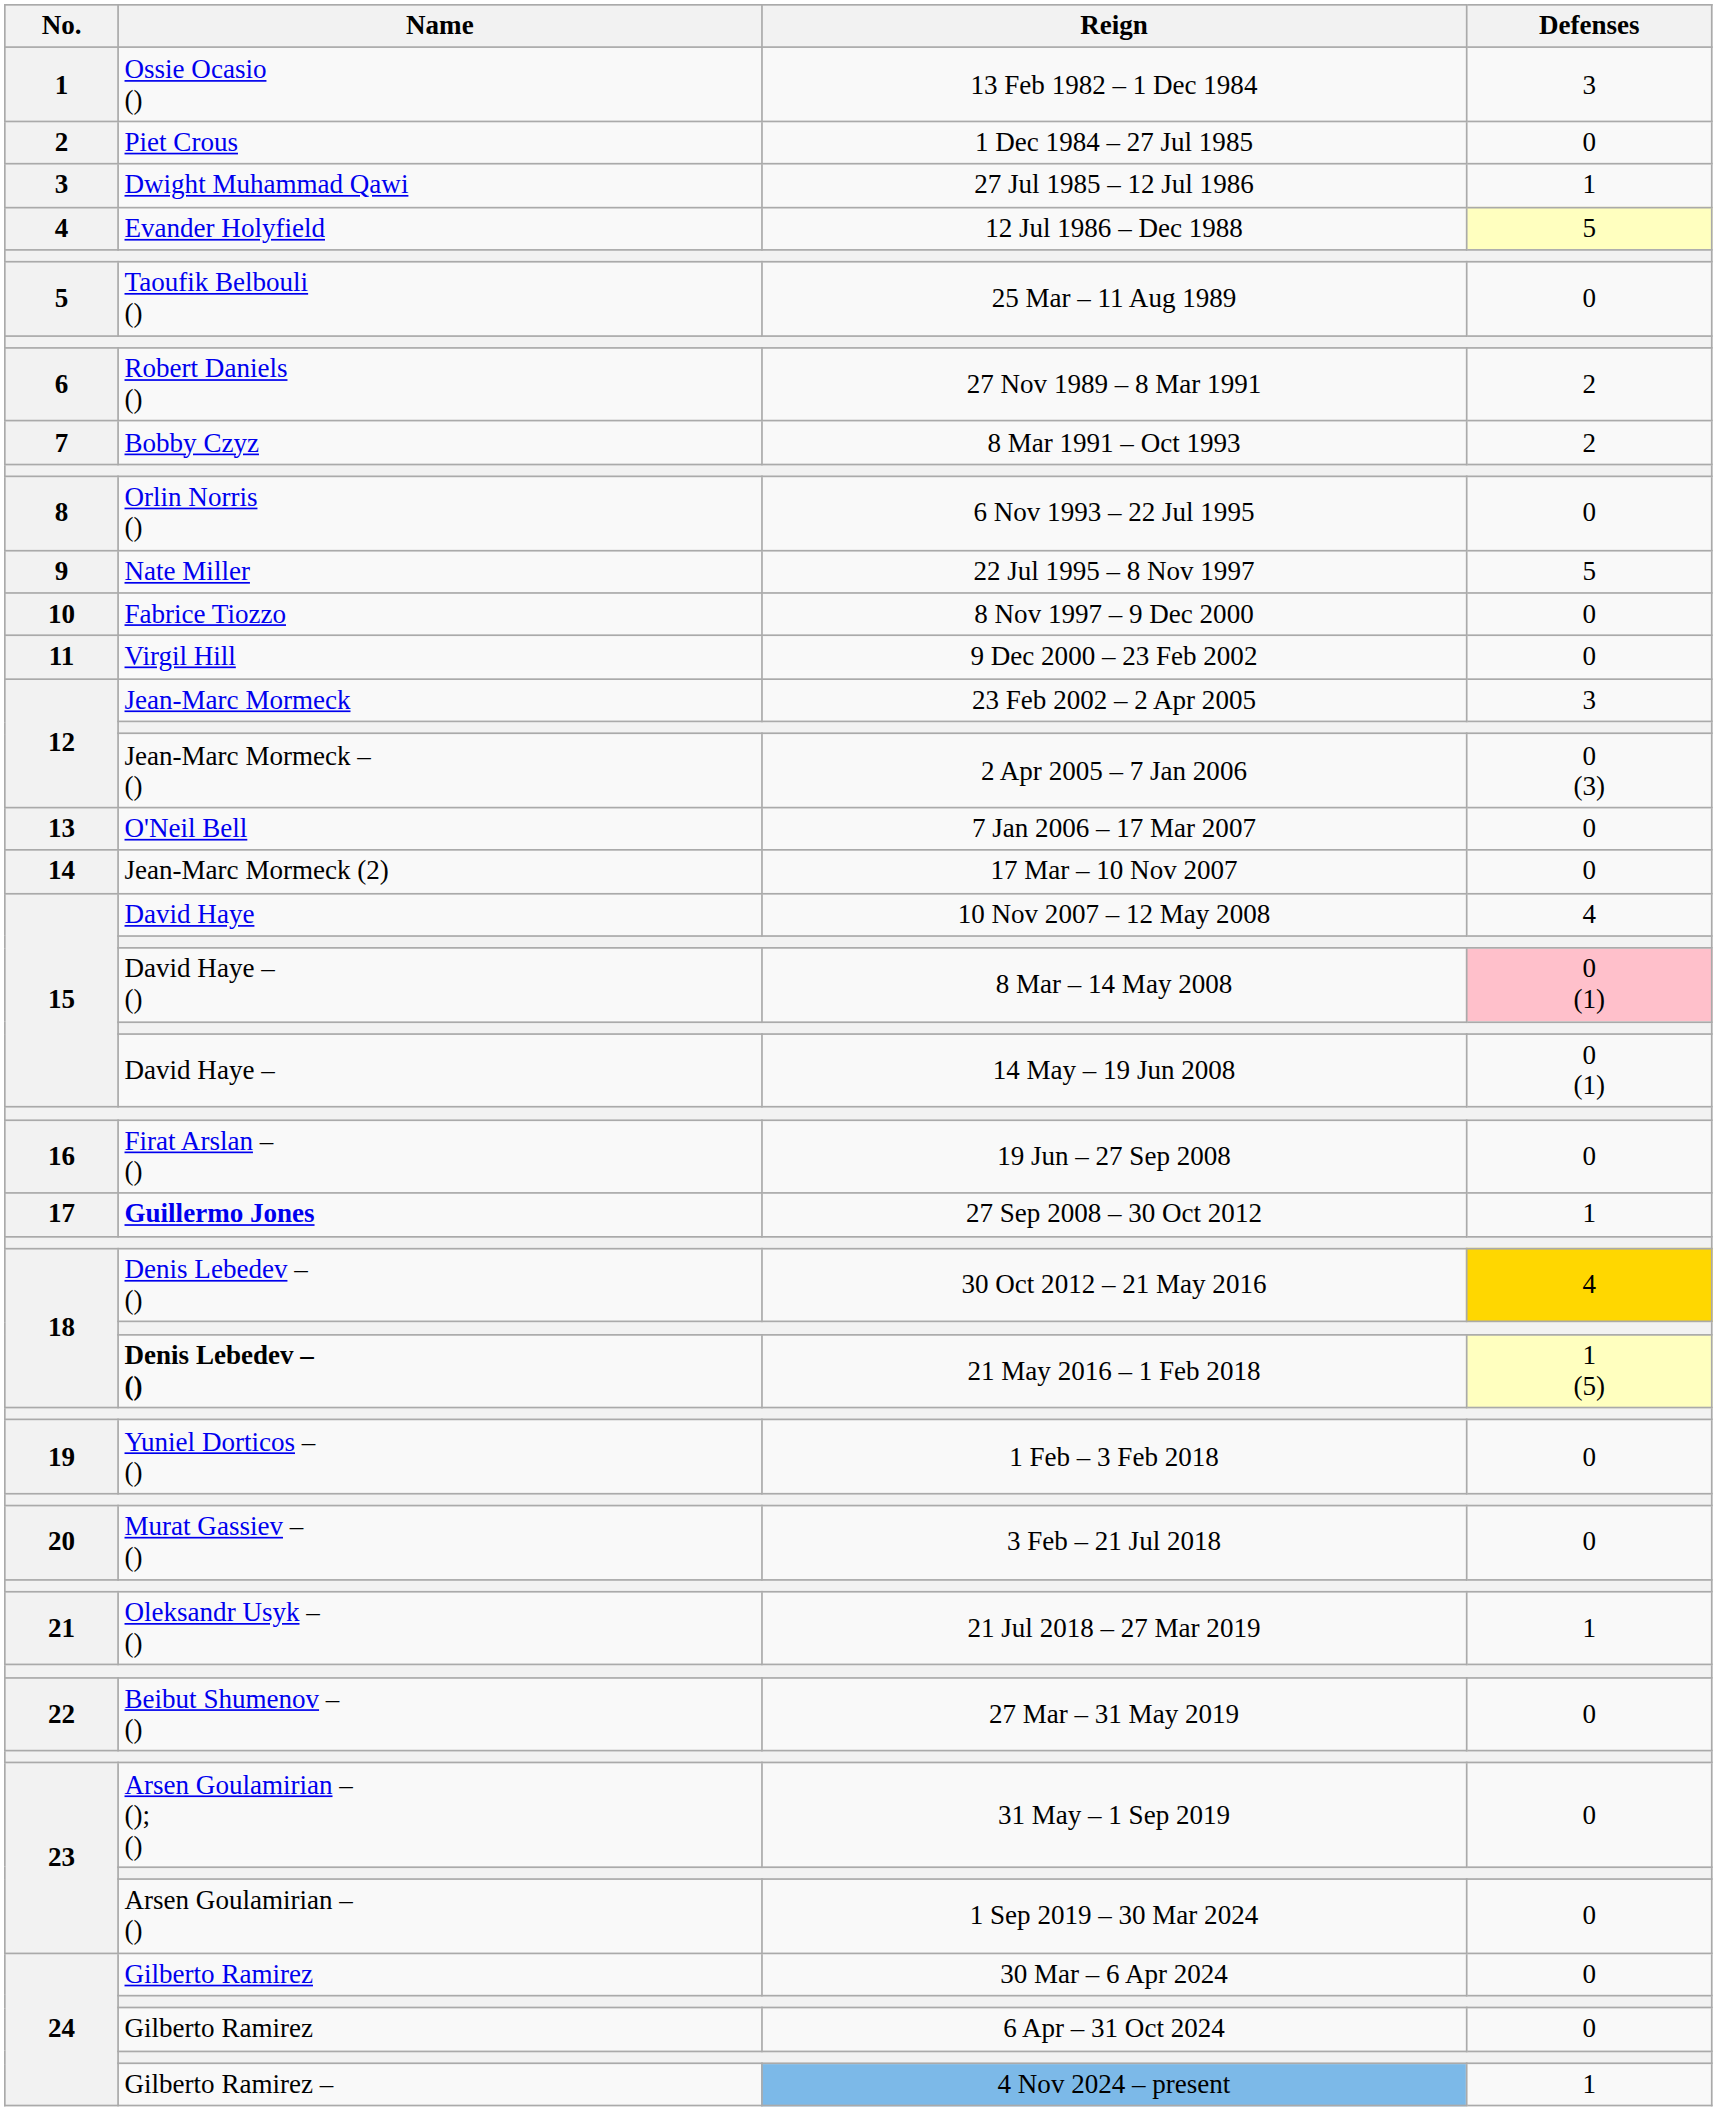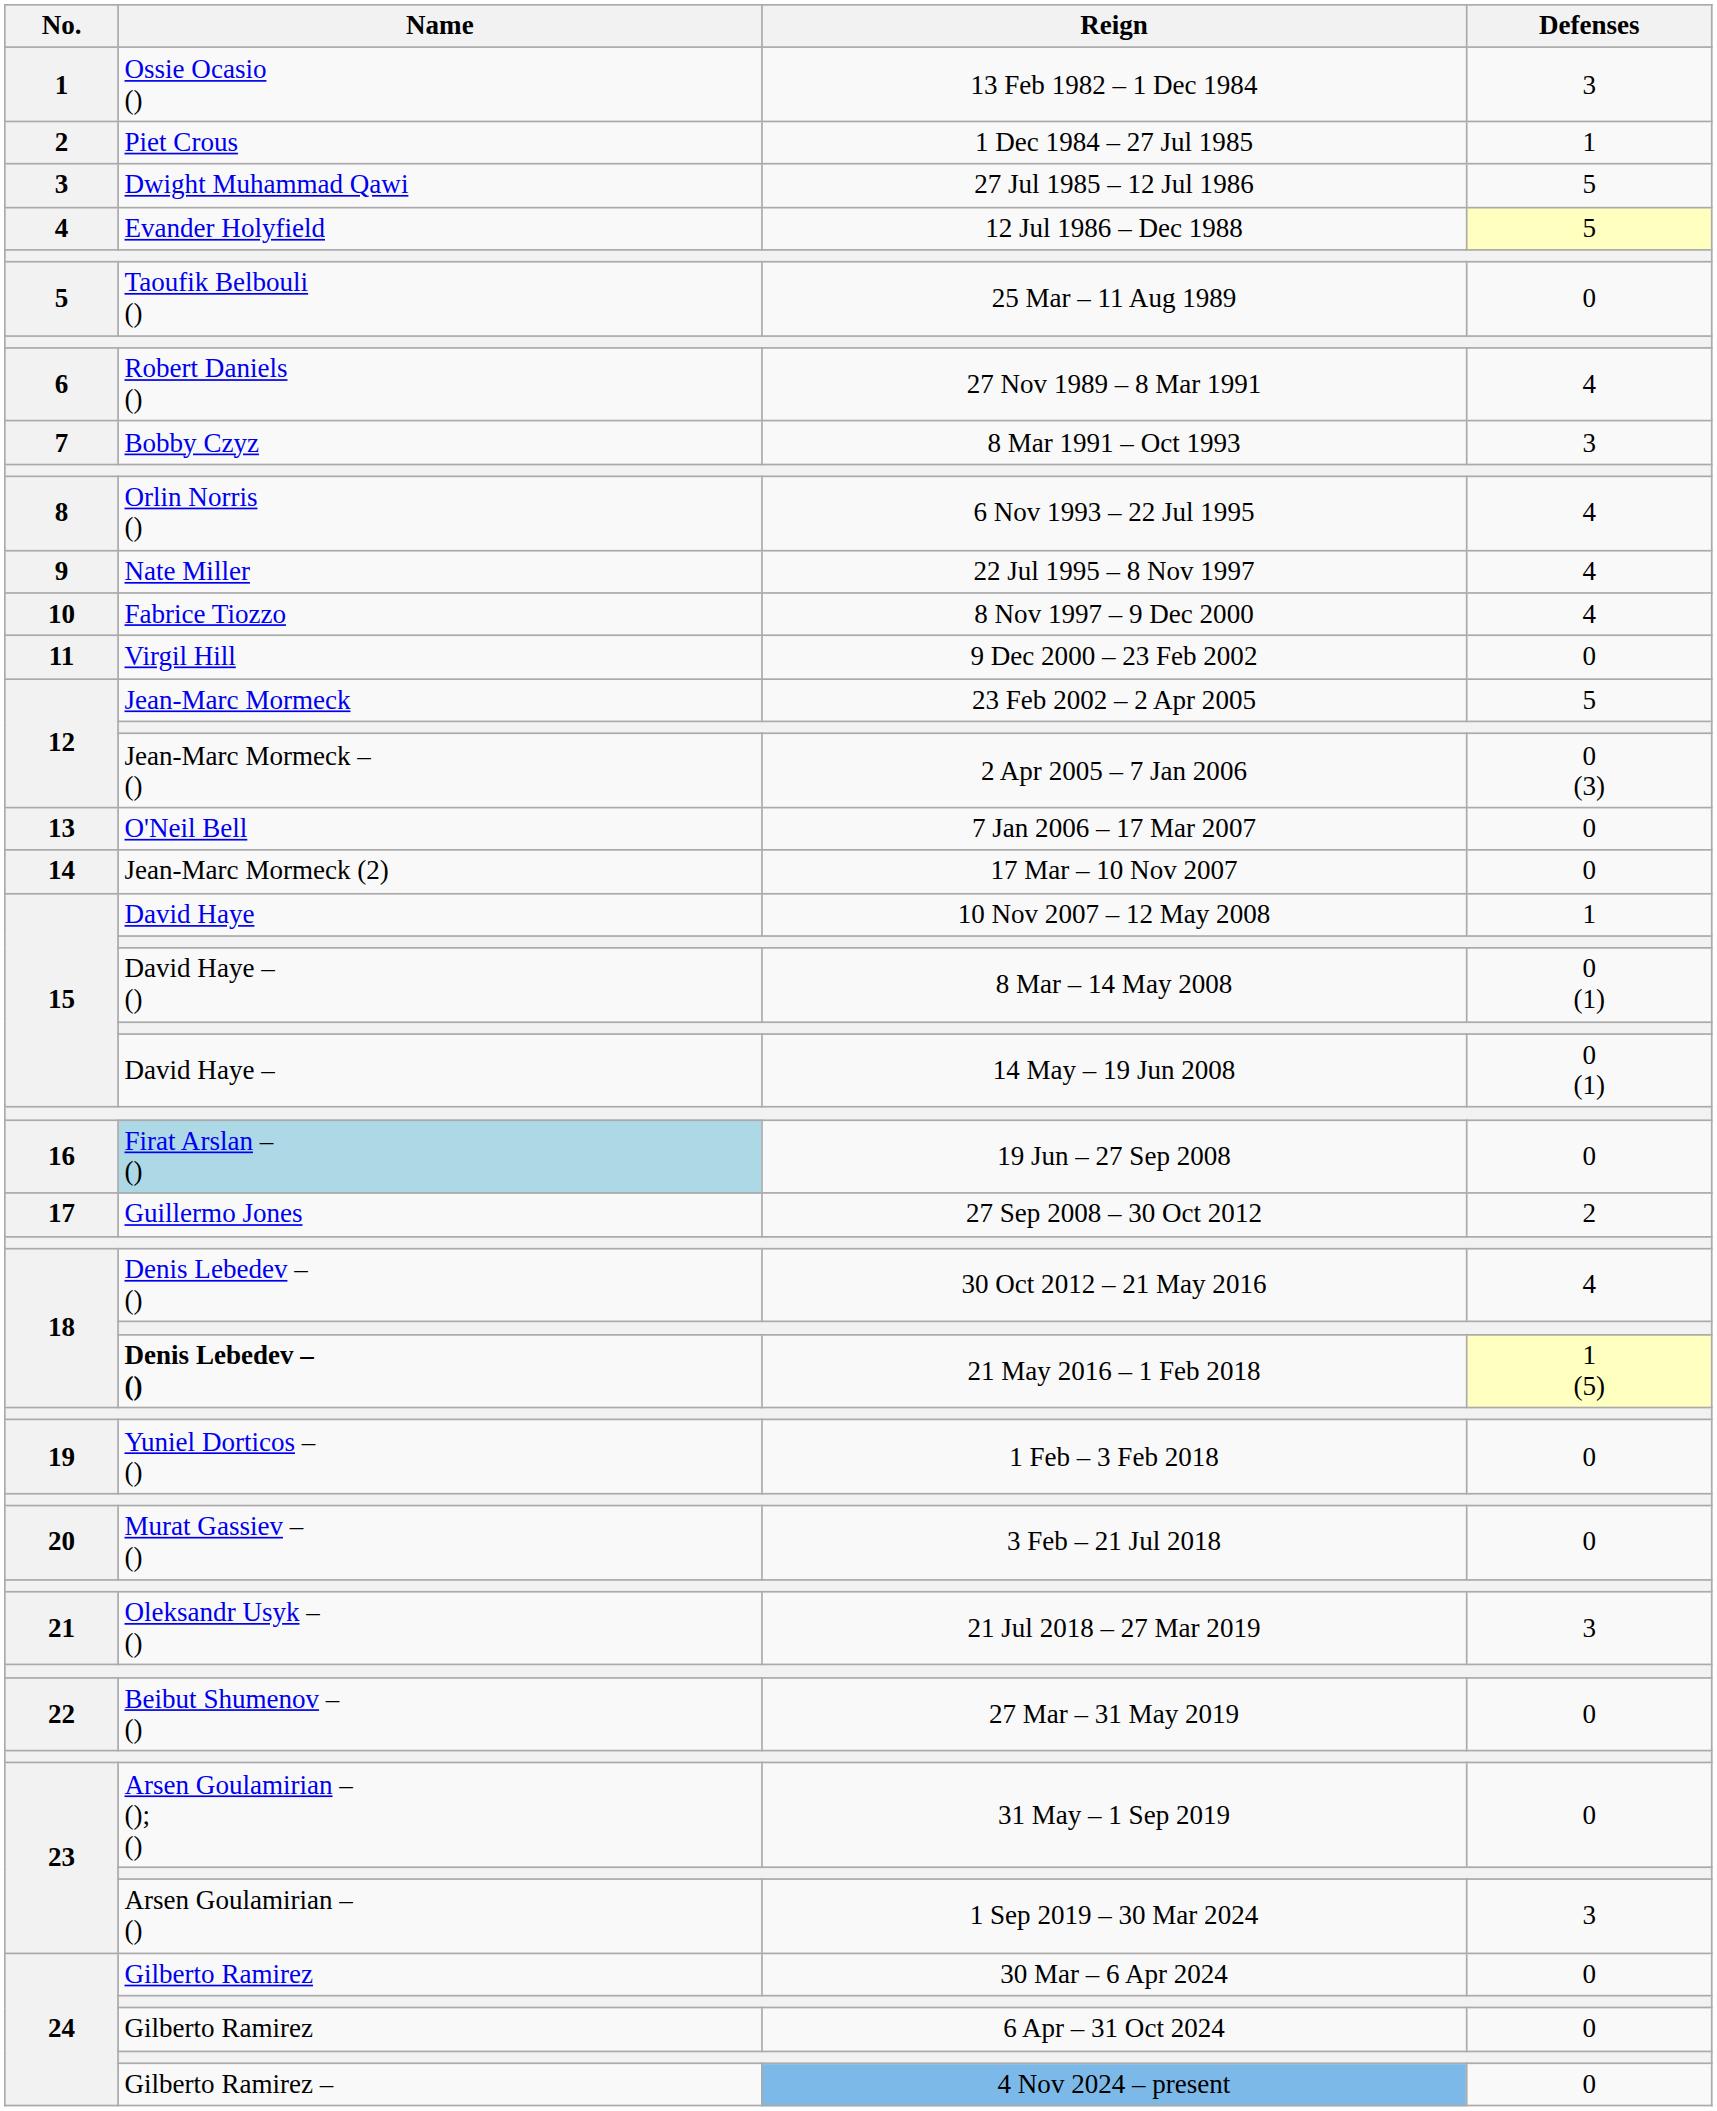(1589, 142) 0 -> (1589, 142) 1
(1589, 185) 1 -> (1589, 185) 5
(1589, 384) 2 -> (1589, 384) 4
(1589, 442) 2 -> (1589, 442) 3
(1589, 512) 0 -> (1589, 512) 4
(1589, 570) 5 -> (1589, 570) 4
(1589, 613) 0 -> (1589, 613) 4
(1589, 699) 3 -> (1589, 699) 5
(1589, 914) 4 -> (1589, 914) 1
(1589, 984) pink background -> (1589, 984) no background
(199, 1156) no background -> (199, 1156) lightblue background
(220, 1214) bold -> (214, 1214) normal
(1589, 1214) 1 -> (1589, 1214) 2
(1589, 1284) gold background -> (1589, 1284) no background
(1589, 1627) 1 -> (1589, 1627) 3
(1589, 1915) 0 -> (1589, 1915) 3
(1589, 2084) 1 -> (1589, 2084) 0
